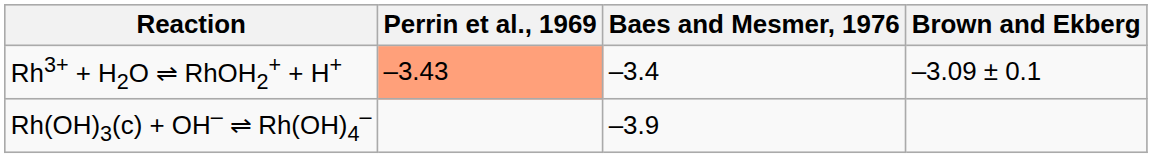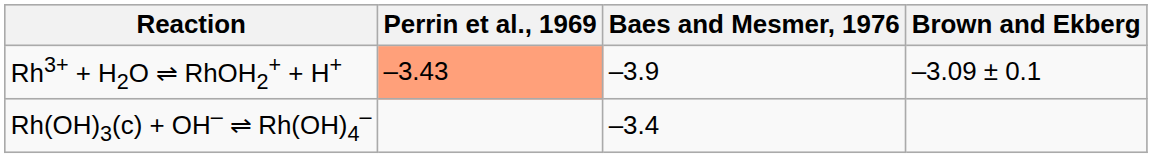(634, 72) ‒3.4 -> (634, 72) ‒3.9
(634, 125) ‒3.9 -> (634, 125) ‒3.4
